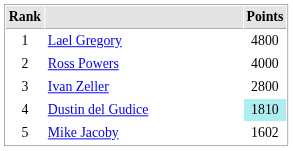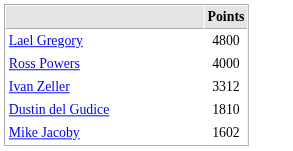- column: (25, 16)
(265, 87) 2800 -> (226, 87) 3312
(265, 110) paleturquoise background -> (226, 110) no background
